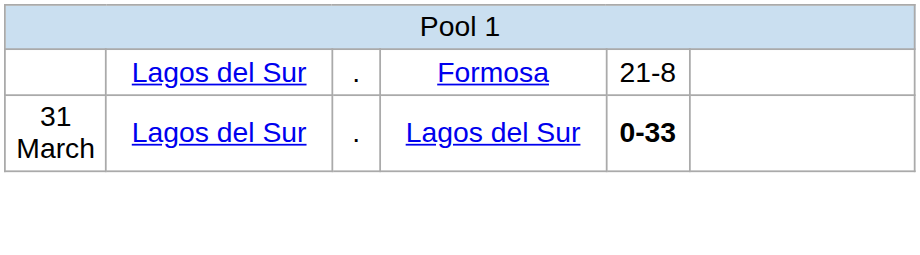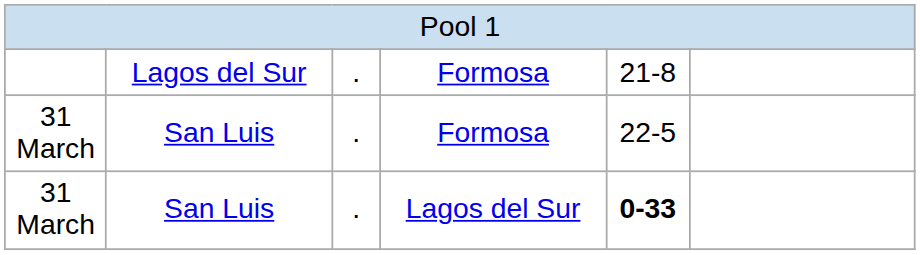+ row: (56, 132)
(219, 132) Lagos del Sur -> (219, 209) San Luis
